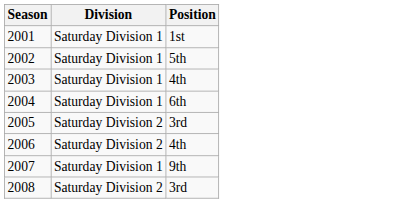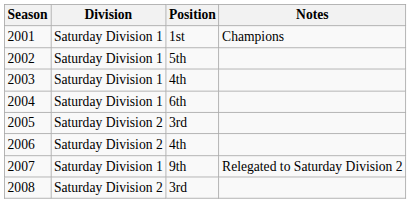+ column: (312, 15)
